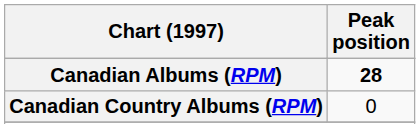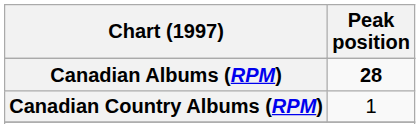(371, 106) 0 -> (371, 106) 1
